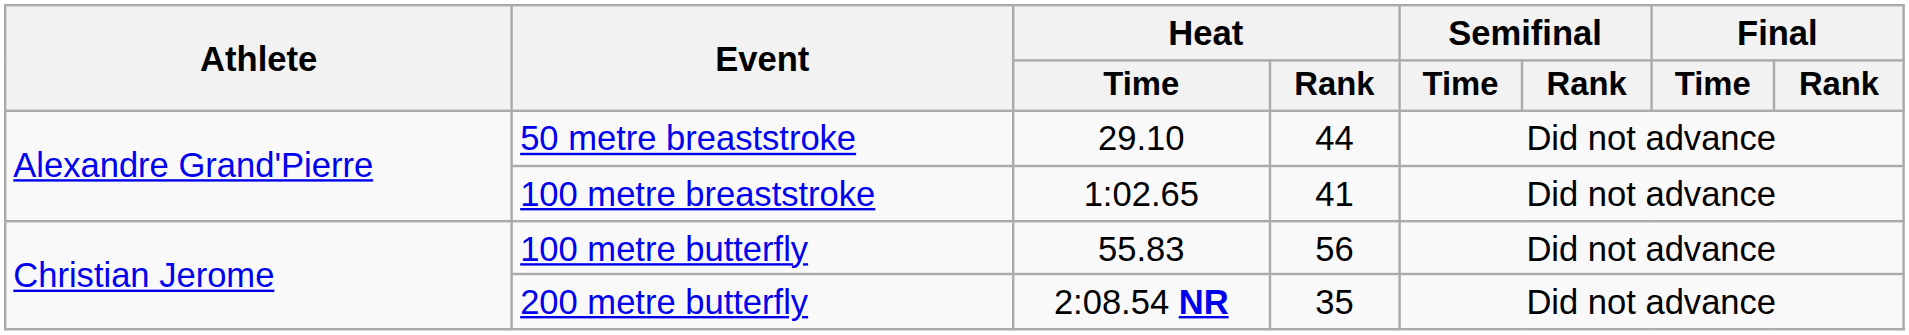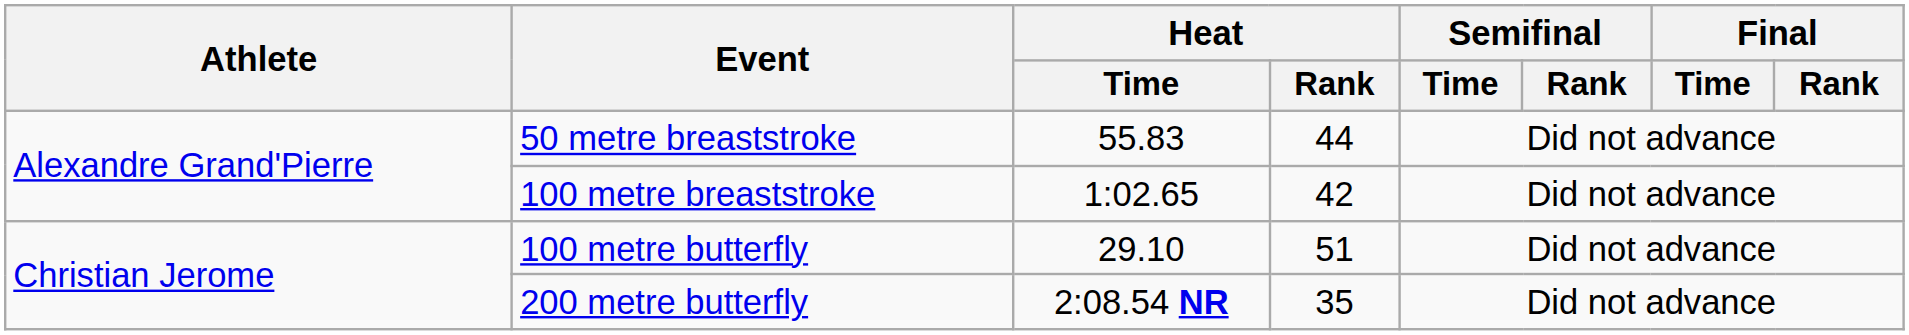(1141, 139) 29.10 -> (1141, 139) 55.83
(1334, 194) 41 -> (1334, 194) 42
(1141, 248) 55.83 -> (1141, 248) 29.10
(1334, 248) 56 -> (1334, 248) 51
